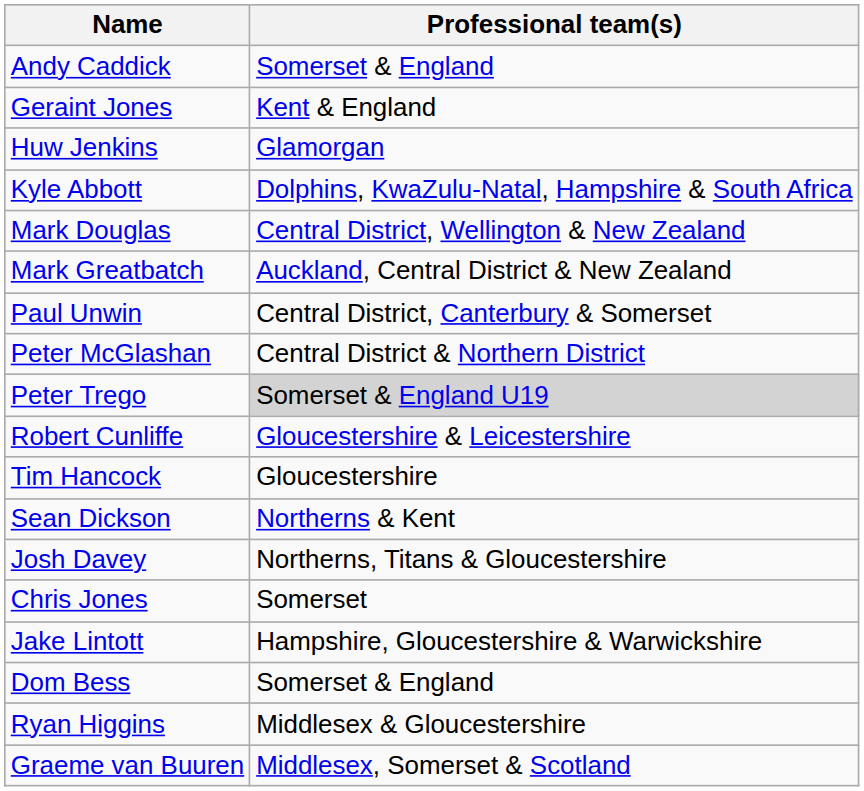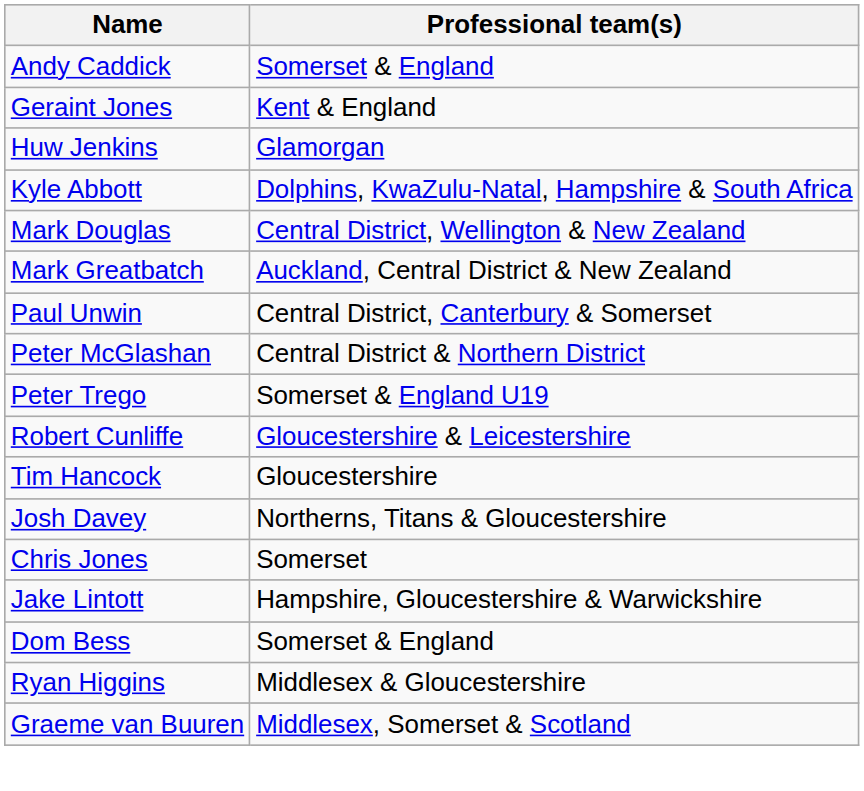(402, 395) lightgrey background -> (402, 395) no background
- row: (91, 518)
